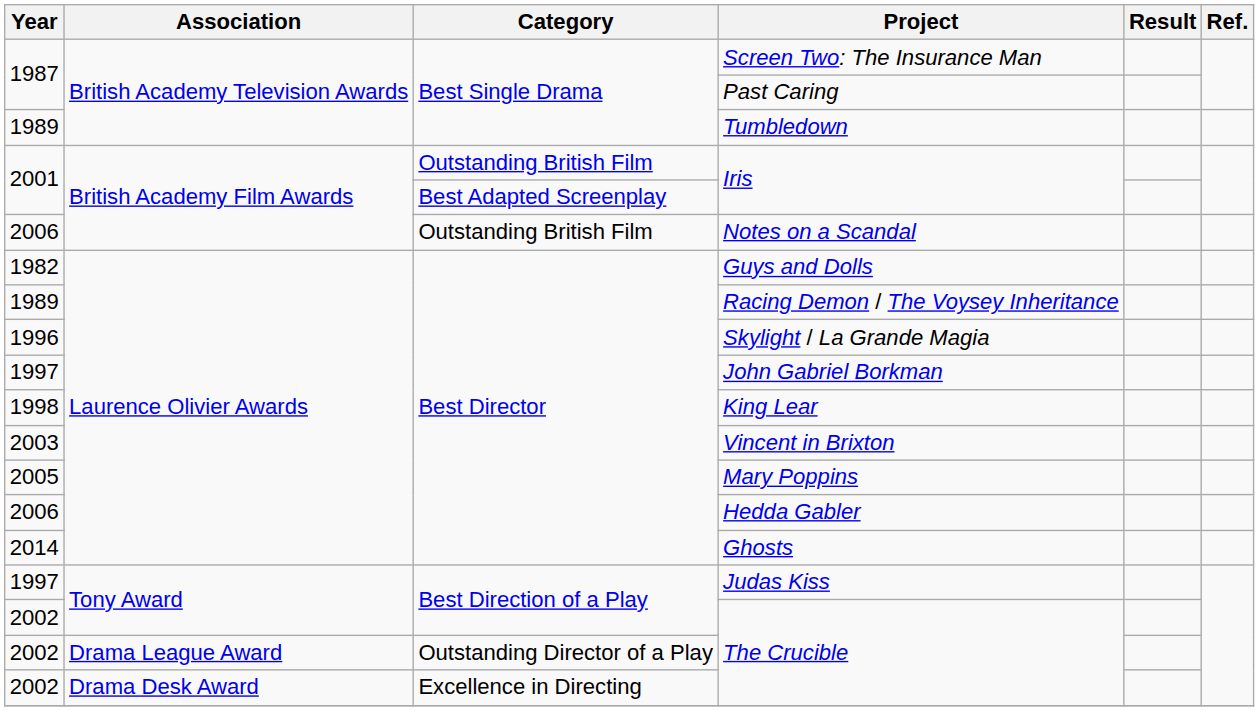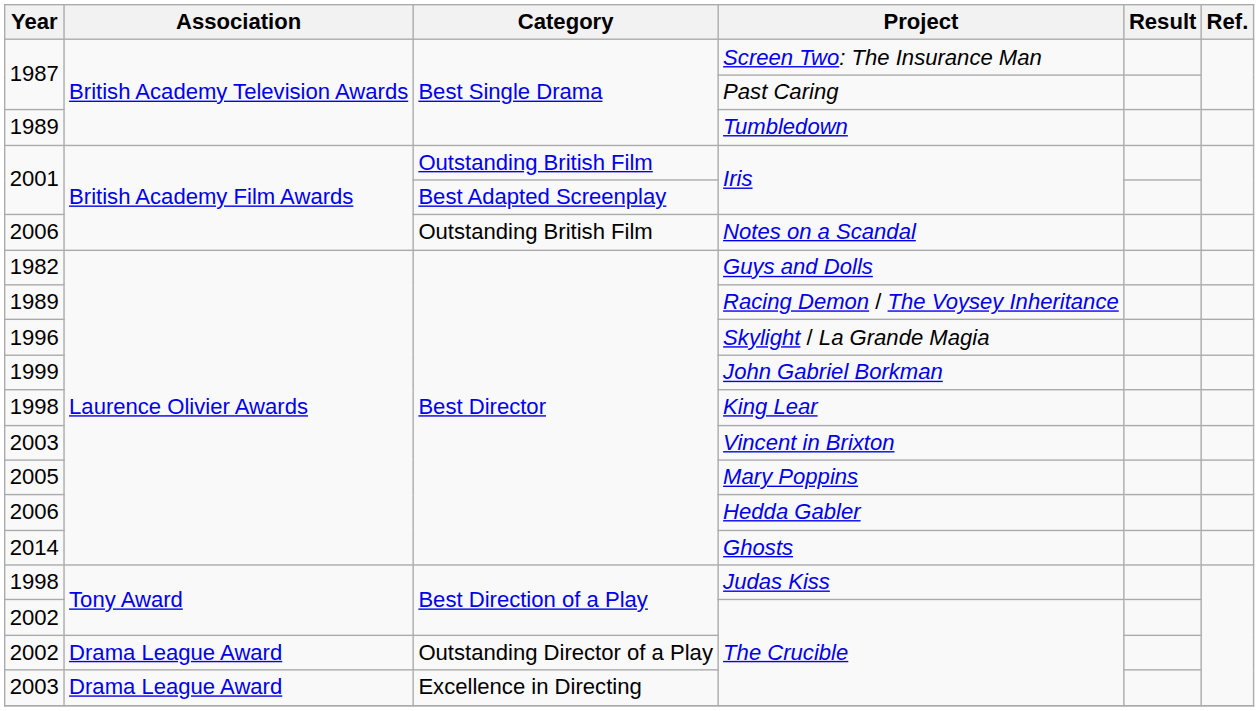(34, 372) 1997 -> (34, 372) 1999
(34, 582) 1997 -> (34, 582) 1998
(34, 687) 2002 -> (34, 687) 2003
(164, 687) Drama Desk Award -> (176, 687) Drama League Award
